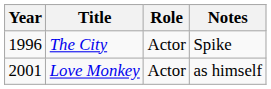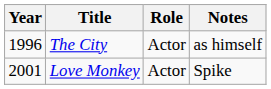(213, 44) Spike -> (228, 44) as himself
(228, 71) as himself -> (213, 71) Spike
